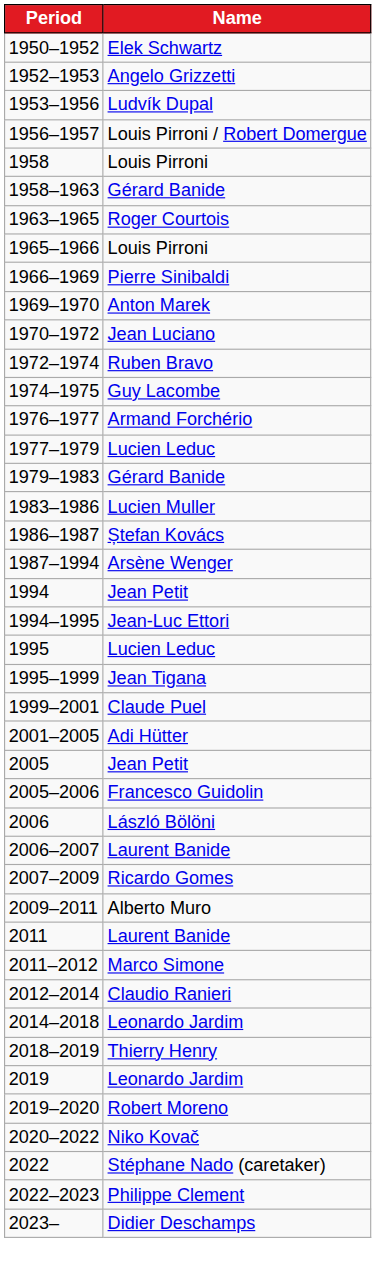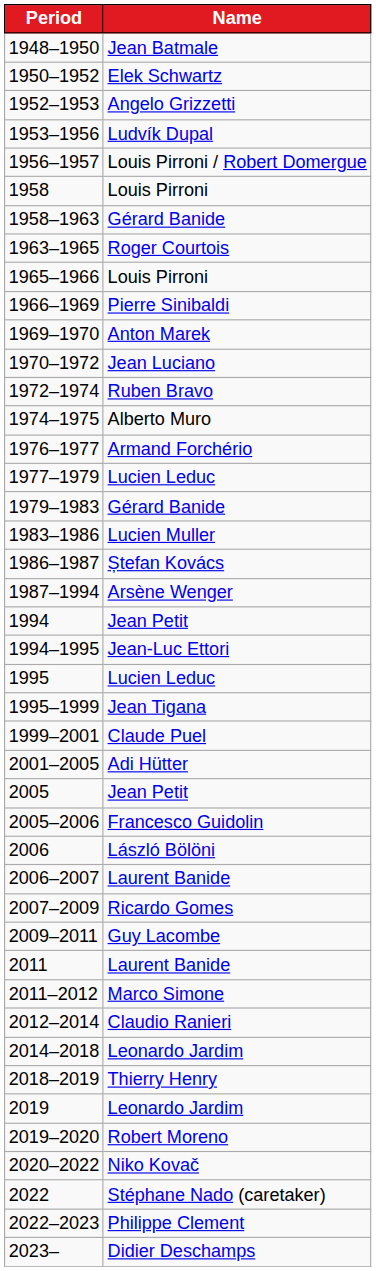+ row: (54, 47)
(164, 391) Guy Lacombe -> (159, 420) Alberto Muro
(159, 907) Alberto Muro -> (164, 936) Guy Lacombe
